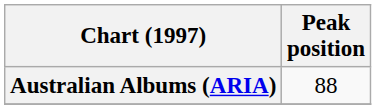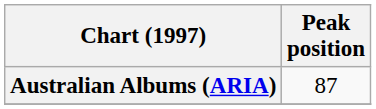(326, 85) 88 -> (326, 85) 87
